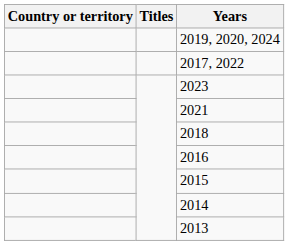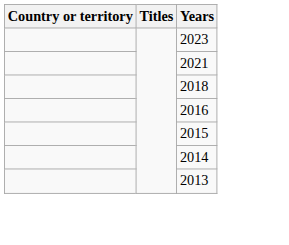- row: (230, 40)
- row: (212, 63)
